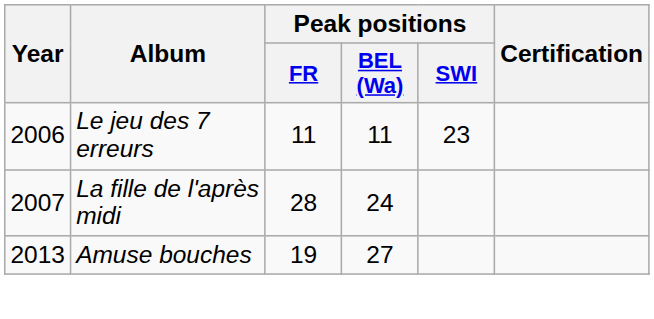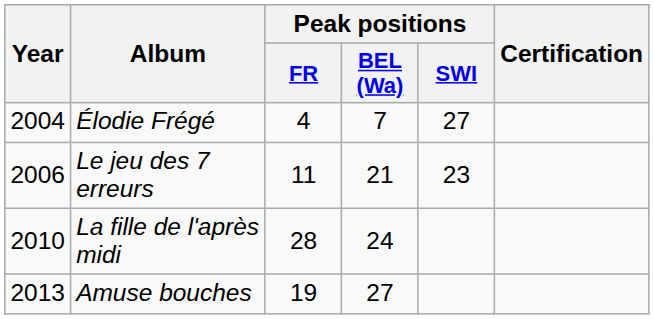+ row: (146, 122)
(380, 135) 11 -> (380, 174) 21
(38, 202) 2007 -> (38, 240) 2010
